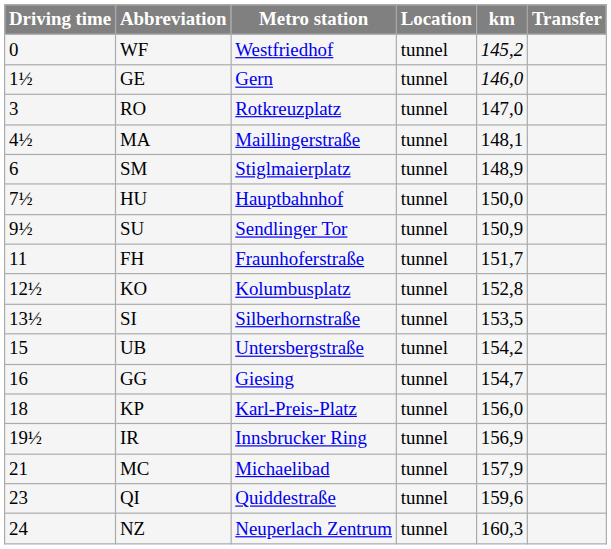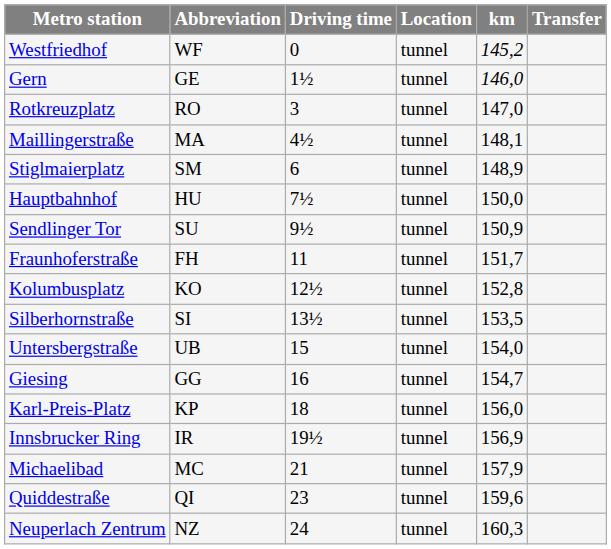columns swapped: (60, 19) <-> (314, 19)
(502, 348) 154,2 -> (502, 348) 154,0
